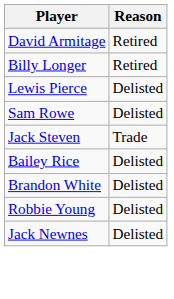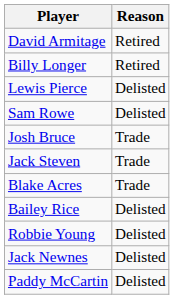+ row: (42, 137)
+ row: (45, 185)
- row: (54, 185)
+ row: (58, 281)
